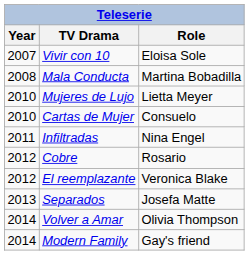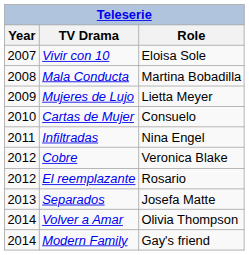(22, 97) 2010 -> (22, 97) 2009
(164, 158) Rosario -> (185, 158) Veronica Blake
(185, 178) Veronica Blake -> (164, 178) Rosario
